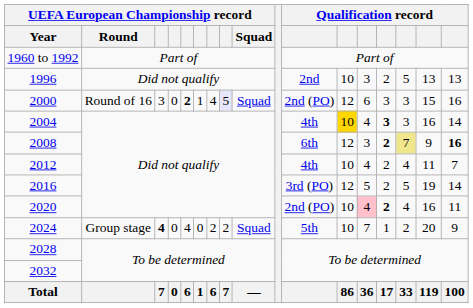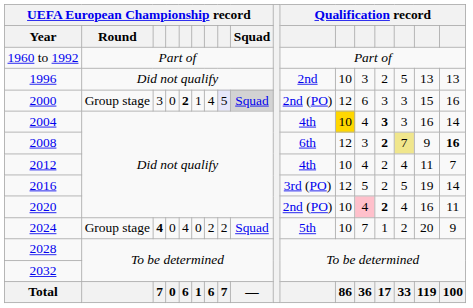(118, 100) Round of 16 -> (117, 100) Group stage
(254, 100) no background -> (252, 100) lightgrey background
